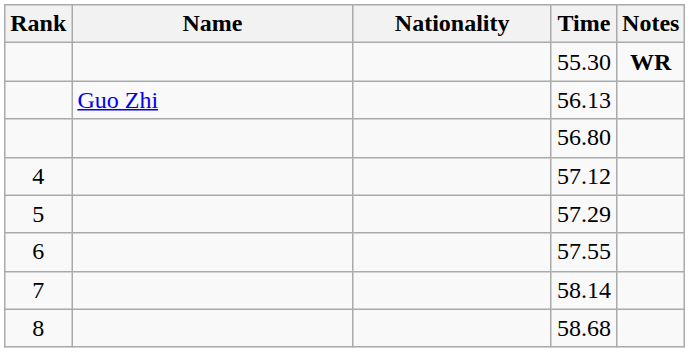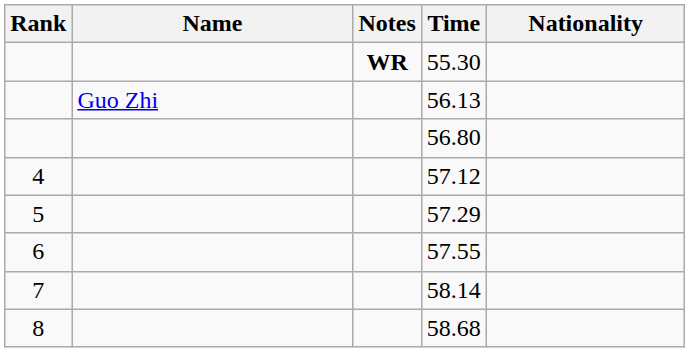columns swapped: (452, 23) <-> (651, 23)
